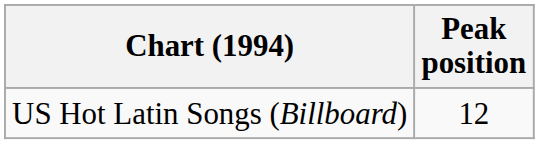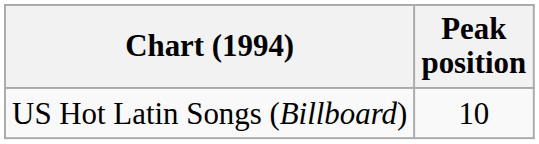(474, 112) 12 -> (474, 112) 10
